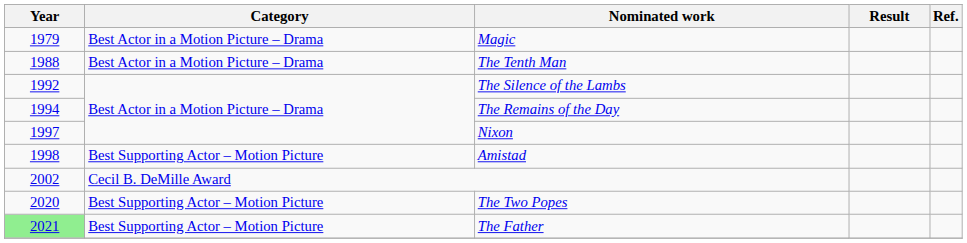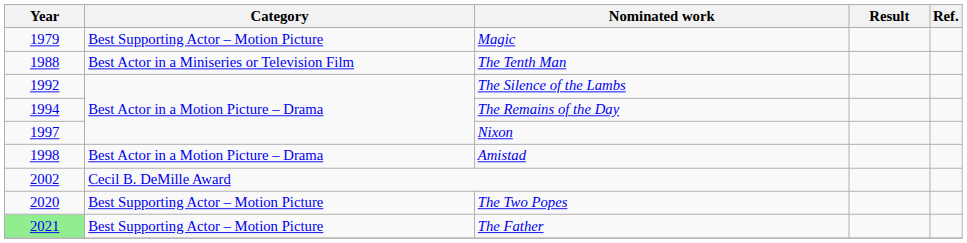(206, 39) Best Actor in a Motion Picture – Drama -> (206, 39) Best Supporting Actor – Motion Picture
(206, 62) Best Actor in a Motion Picture – Drama -> (221, 62) Best Actor in a Miniseries or Television Film
(206, 156) Best Supporting Actor – Motion Picture -> (206, 156) Best Actor in a Motion Picture – Drama
